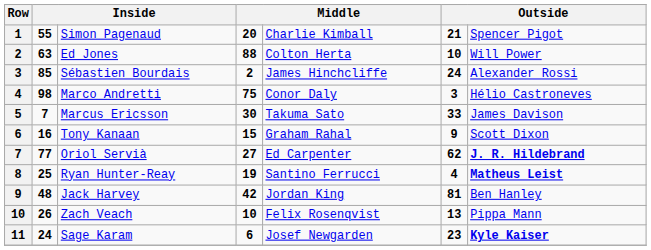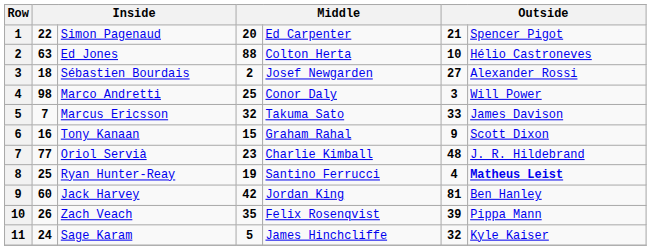(45, 34) 55 -> (45, 34) 22
(319, 34) Charlie Kimball -> (308, 34) Ed Carpenter
(506, 54) Will Power -> (531, 54) Hélio Castroneves
(45, 74) 85 -> (45, 74) 18
(326, 74) James Hinchcliffe -> (319, 74) Josef Newgarden
(454, 74) 24 -> (454, 74) 27
(250, 94) 75 -> (250, 94) 25
(531, 94) Hélio Castroneves -> (506, 94) Will Power
(250, 114) 30 -> (250, 114) 32
(250, 155) 27 -> (250, 155) 23
(308, 155) Ed Carpenter -> (319, 155) Charlie Kimball
(454, 155) 62 -> (454, 155) 48
(527, 155) bold -> (527, 155) normal
(45, 195) 48 -> (45, 195) 60
(250, 215) 10 -> (250, 215) 35
(454, 215) 13 -> (454, 215) 39
(249, 235) 6 -> (249, 235) 5
(319, 235) Josef Newgarden -> (326, 235) James Hinchcliffe
(454, 235) 23 -> (454, 235) 32
(509, 235) bold -> (509, 235) normal
